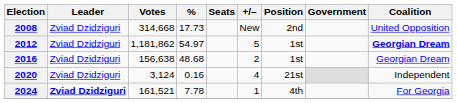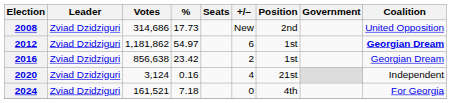(157, 28) 314,668 -> (151, 28) 314,686
(257, 43) 5 -> (251, 43) 6
(157, 59) 156,638 -> (151, 59) 856,638
(192, 59) 48.68 -> (186, 59) 23.42
(88, 91) bold -> (85, 91) normal
(194, 91) 7.78 -> (189, 91) 7.18
(257, 91) 1 -> (251, 91) 0
